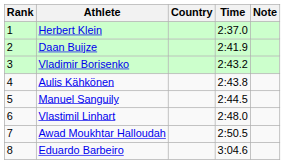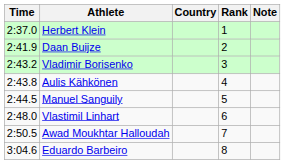columns swapped: (20, 13) <-> (233, 13)
